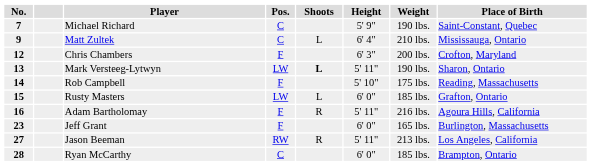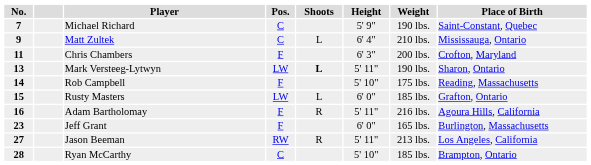(19, 54) 12 -> (19, 54) 11
(366, 154) 6' 0" -> (366, 154) 5' 10"
